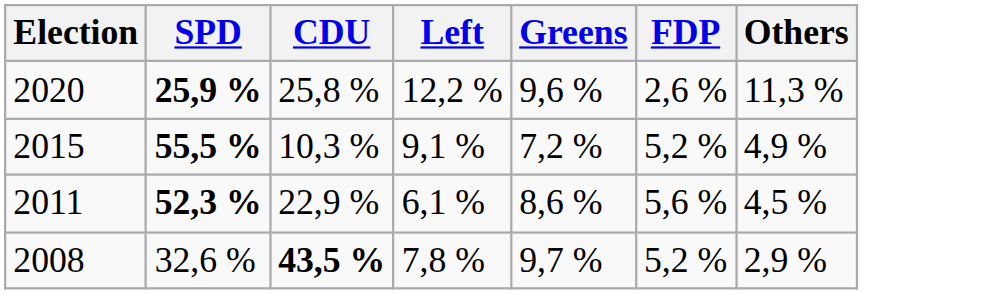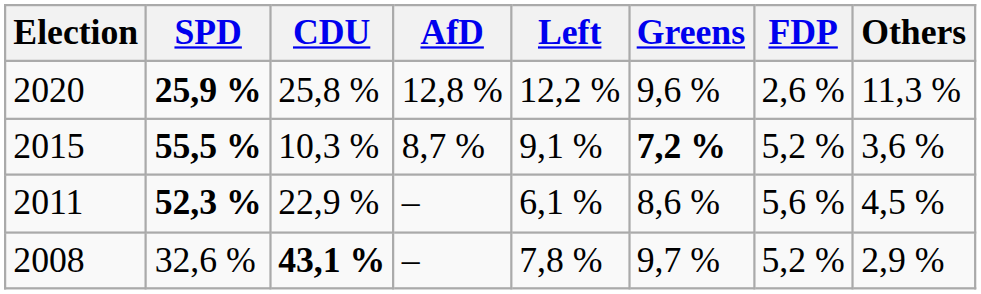+ column: (452, 32)
(561, 145) normal -> (681, 145) bold
(785, 145) 4,9 % -> (903, 145) 3,6 %
(332, 259) 43,5 % -> (332, 259) 43,1 %
